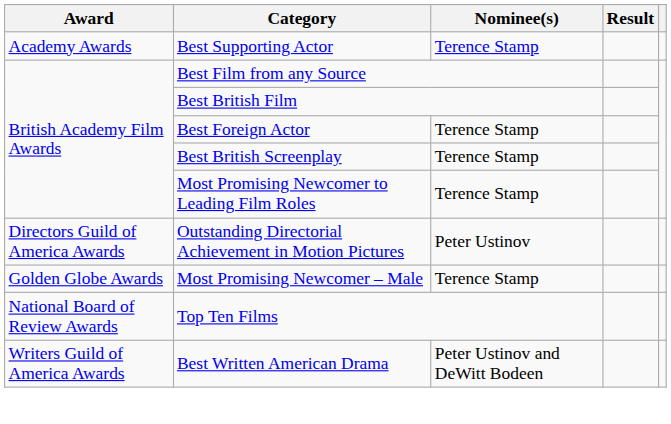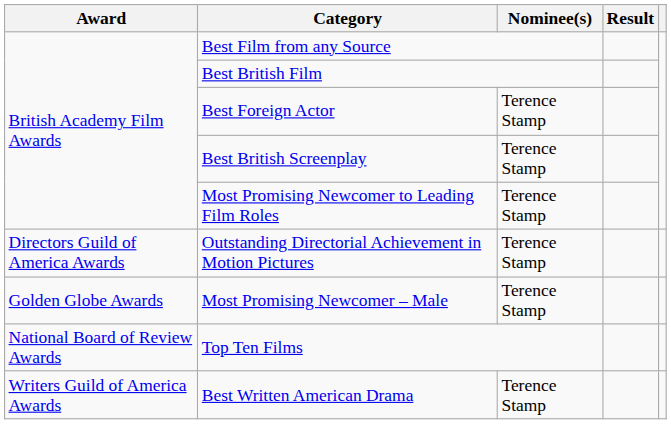- row: (255, 45)
(483, 241) Peter Ustinov -> (529, 252) Terence Stamp
(497, 363) Peter Ustinov and DeWitt Bodeen -> (529, 394) Terence Stamp
